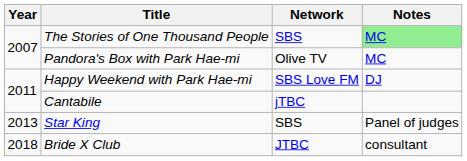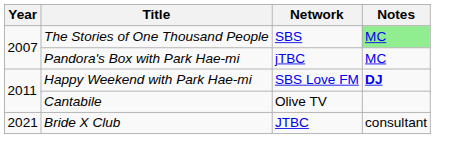(301, 58) Olive TV -> (290, 58) jTBC
(373, 79) normal -> (374, 79) bold
(290, 101) jTBC -> (301, 101) Olive TV
- row: (72, 123)
(23, 144) 2018 -> (23, 123) 2021
